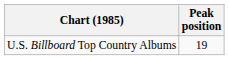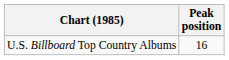(201, 45) 19 -> (201, 45) 16
